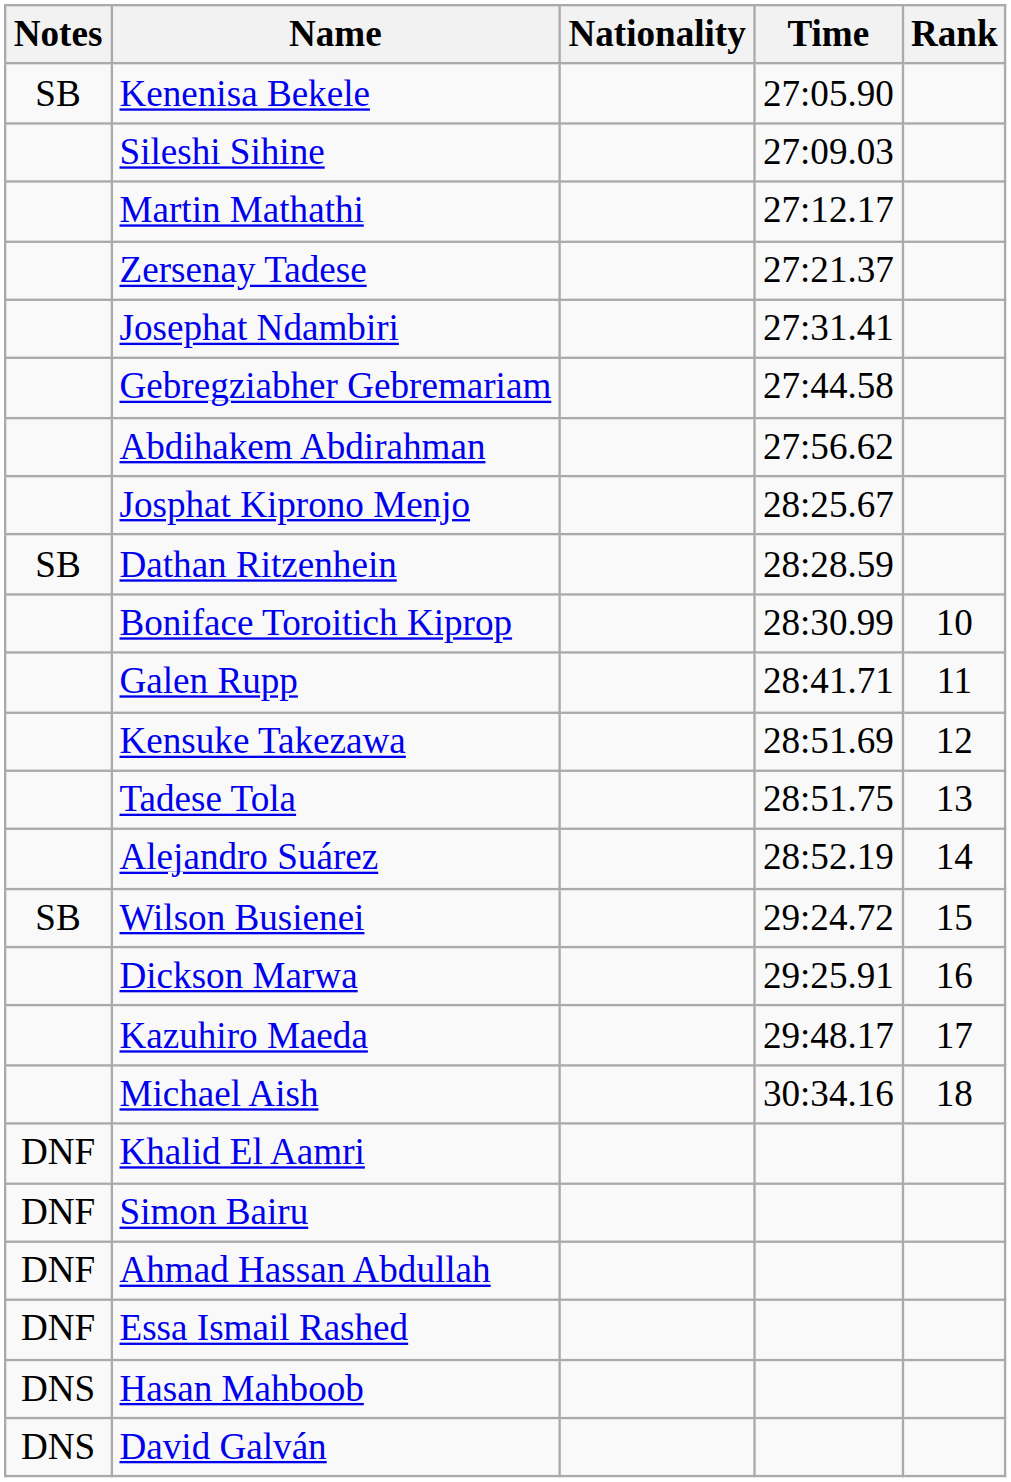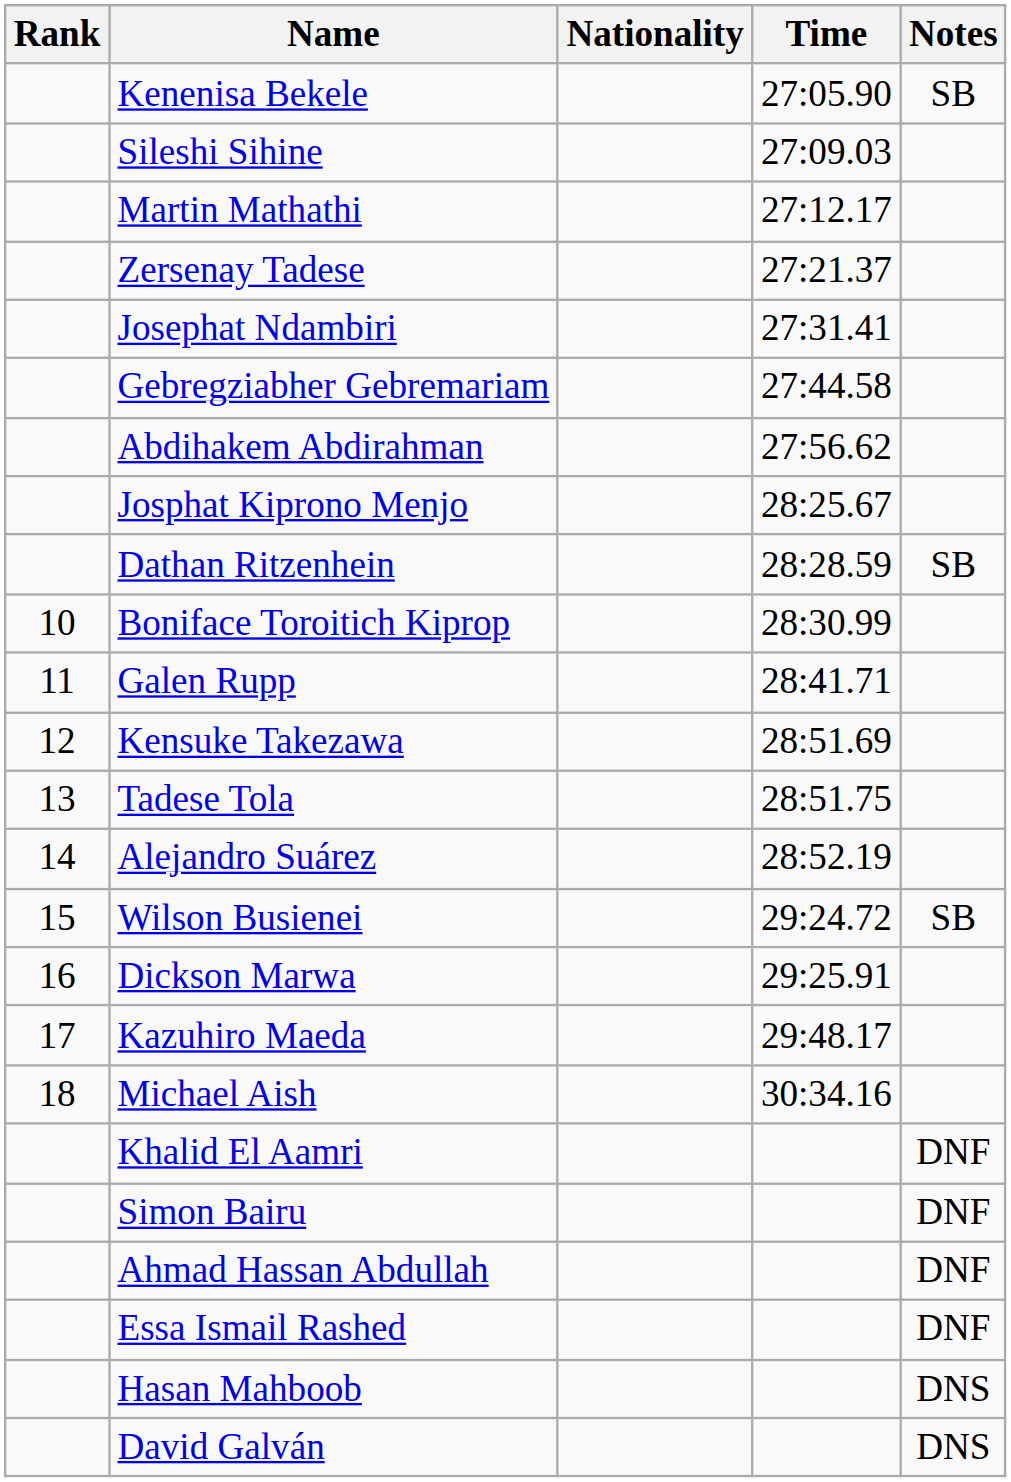columns swapped: (954, 33) <-> (58, 33)
